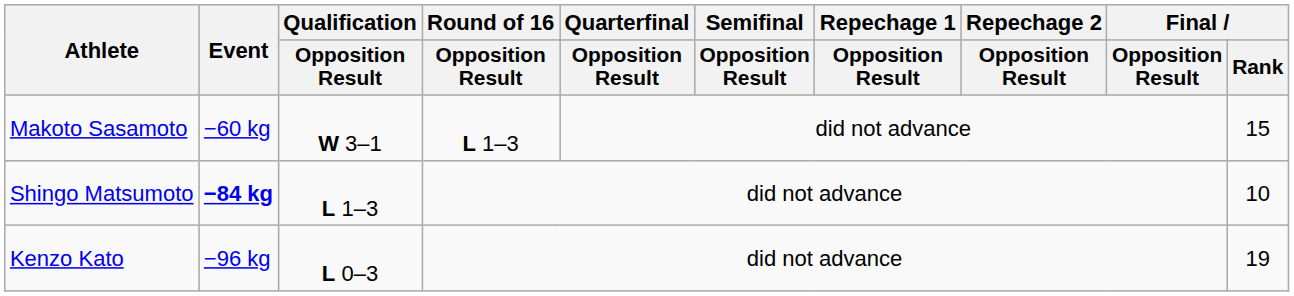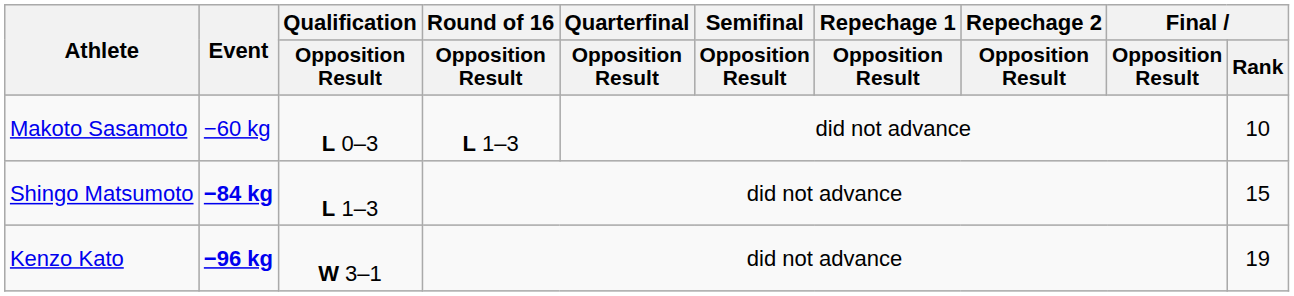(350, 143) W 3–1 -> (350, 143) L 0–3
(1258, 128) 15 -> (1258, 128) 10
(1258, 193) 10 -> (1258, 193) 15
(237, 258) normal -> (238, 258) bold
(350, 274) L 0–3 -> (350, 274) W 3–1
